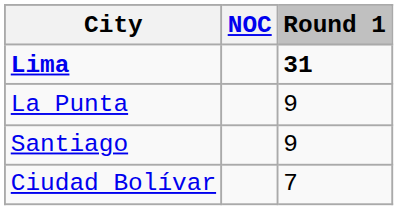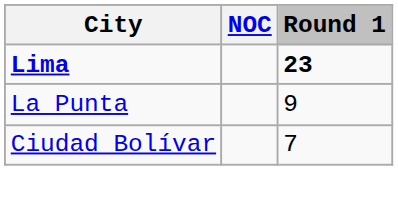(298, 65) 31 -> (298, 65) 23
- row: (69, 144)
